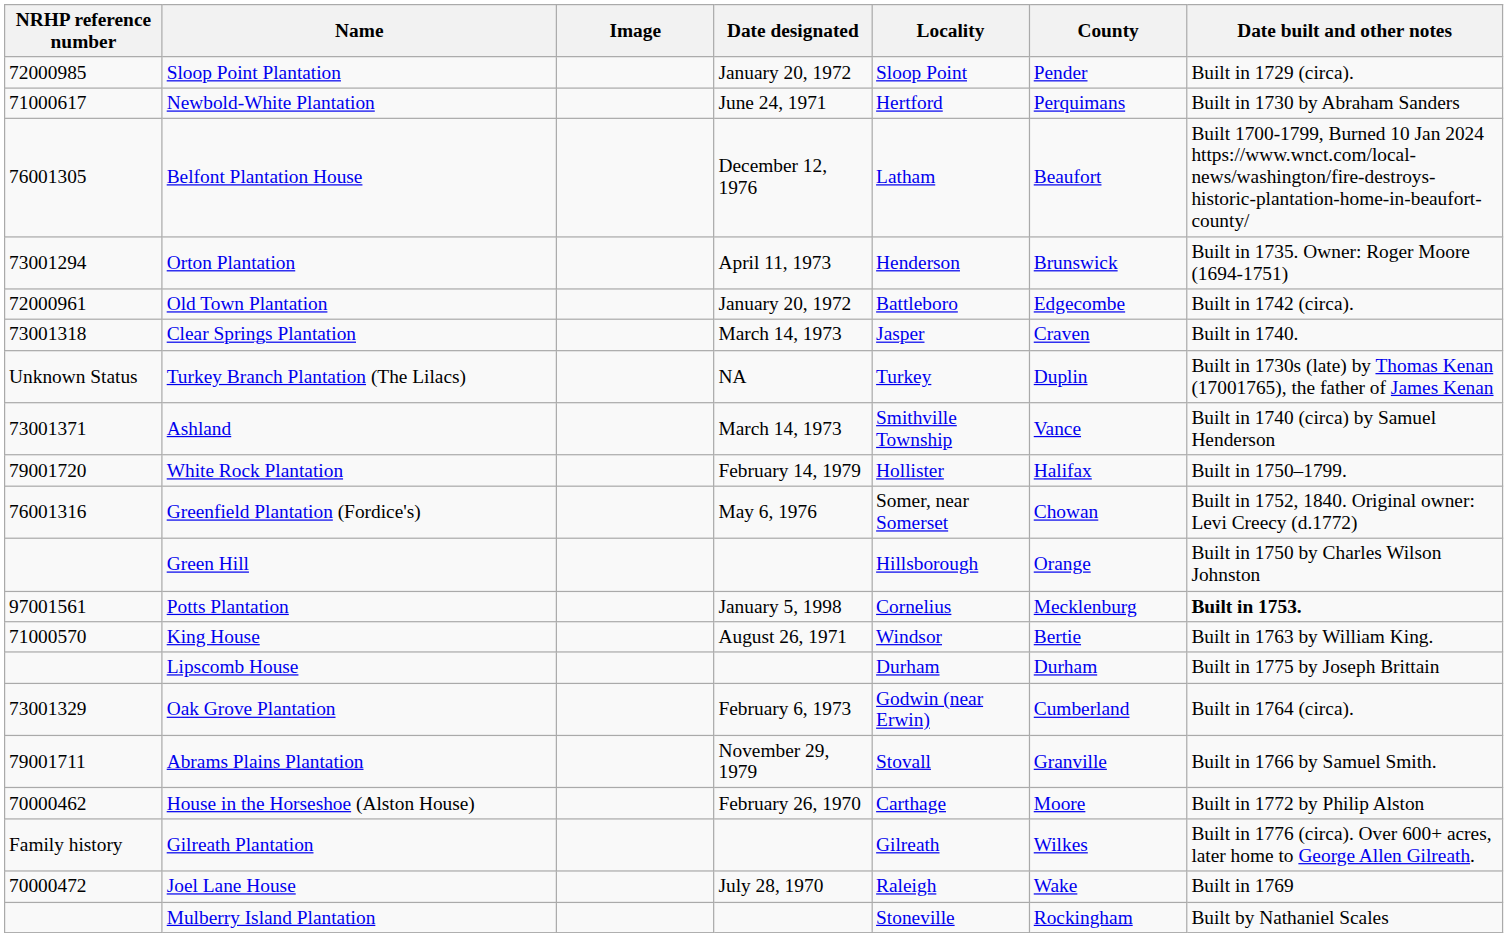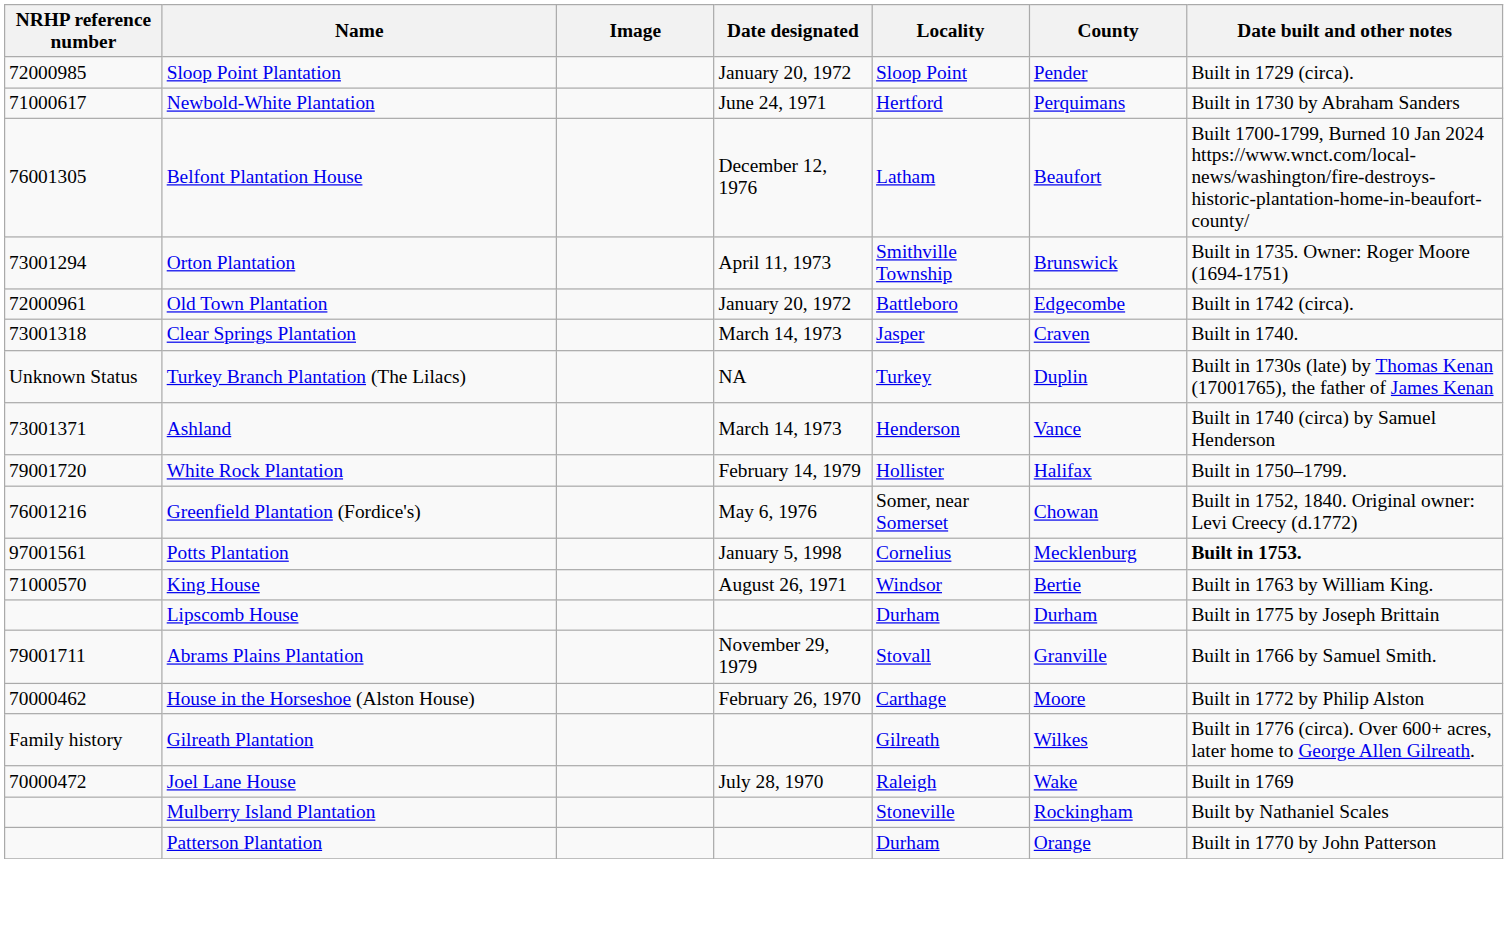(918, 262) Henderson -> (916, 262) Smithville Township
(916, 428) Smithville Township -> (918, 428) Henderson
(48, 512) 76001316 -> (48, 512) 76001216
- row: (208, 564)
- row: (251, 709)
+ row: (244, 842)
